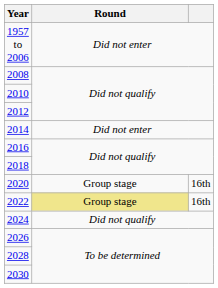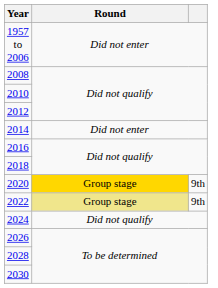(110, 184) no background -> (110, 184) gold background
(201, 184) 16th -> (198, 184) 9th
(201, 202) 16th -> (198, 202) 9th
